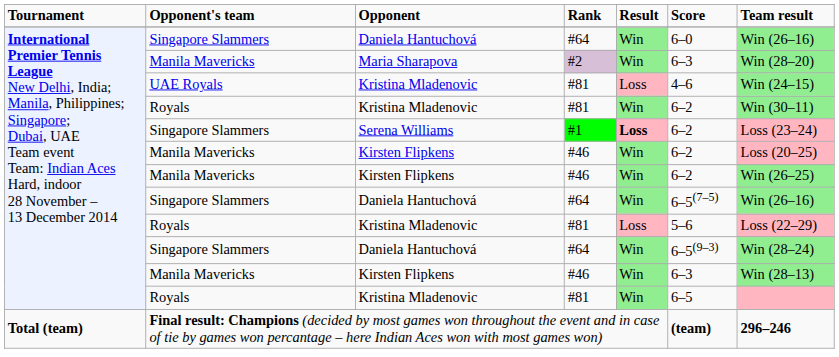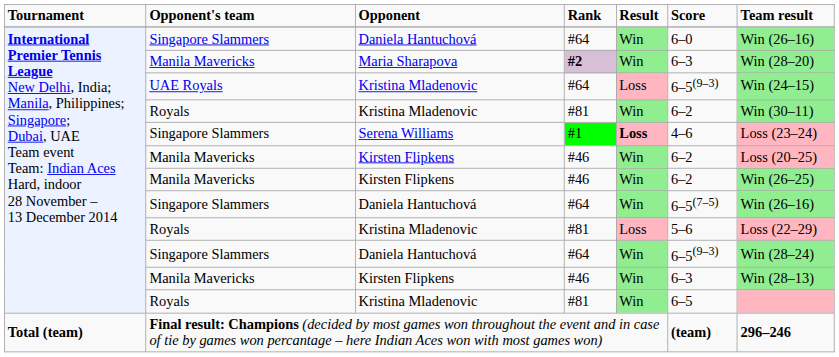(575, 61) normal -> (575, 61) bold
(578, 84) #81 -> (578, 86) #64
(682, 84) 4–6 -> (695, 86) 6–5(9–3)
(682, 130) 6–2 -> (682, 134) 4–6
